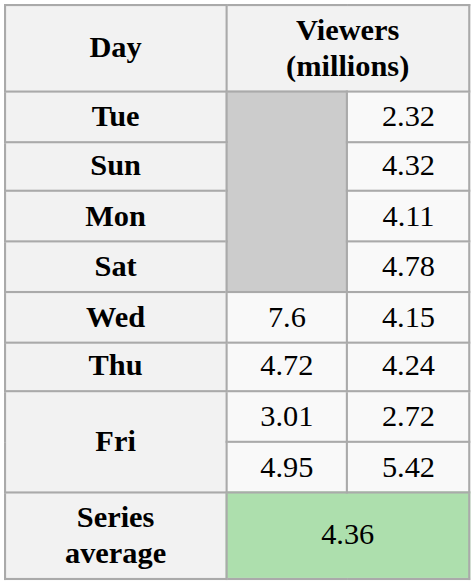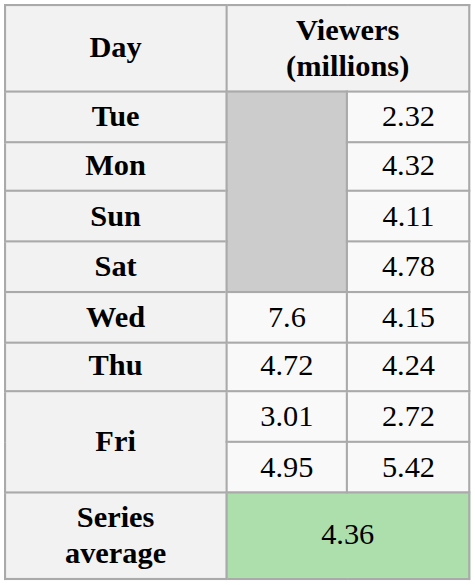(116, 166) Sun -> (116, 166) Mon
(116, 216) Mon -> (116, 216) Sun
